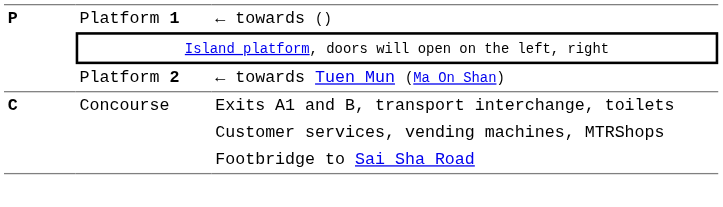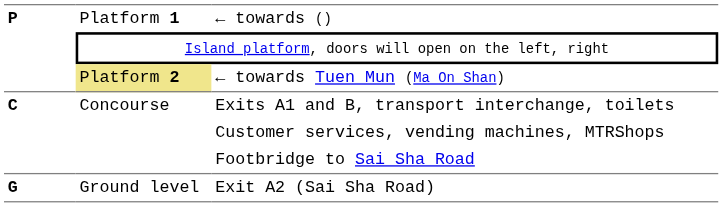(129, 78) no background -> (129, 78) khaki background
+ row: (325, 188)
